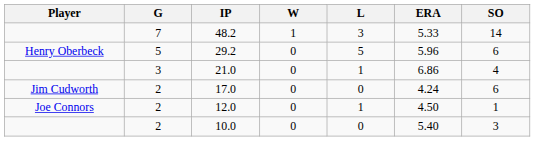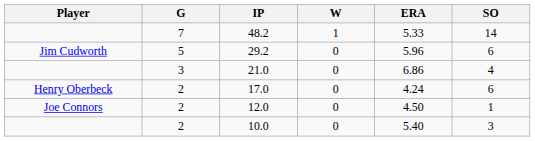- column: (361, 13)
(64, 51) Henry Oberbeck -> (73, 51) Jim Cudworth
(64, 88) Jim Cudworth -> (73, 88) Henry Oberbeck
